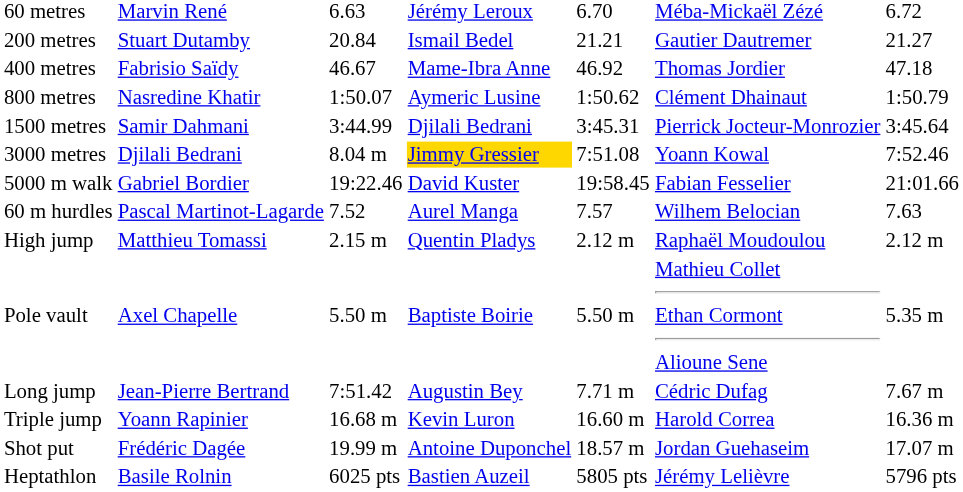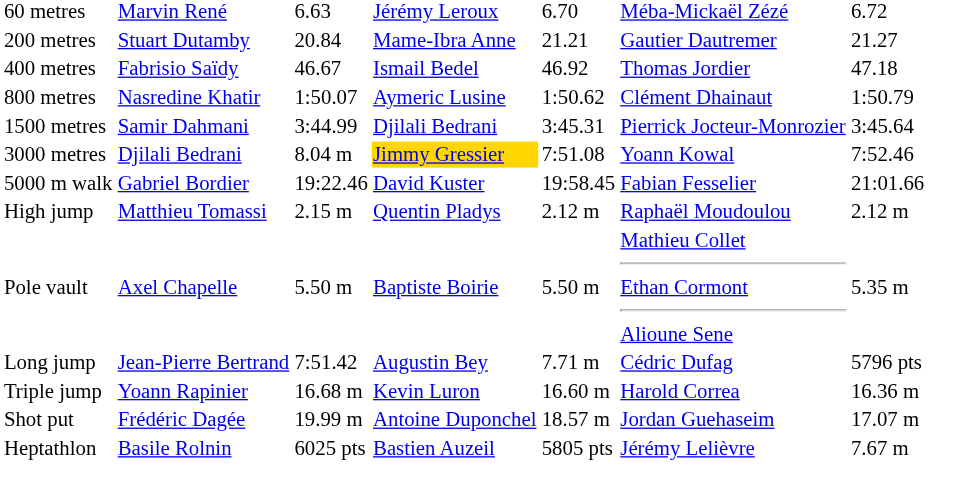(461, 40) Ismail Bedel -> (444, 40) Mame-Ibra Anne
(479, 68) Mame-Ibra Anne -> (426, 68) Ismail Bedel
- row: (58, 211)
(914, 391) 7.67 m -> (886, 362) 5796 pts
(921, 476) 5796 pts -> (880, 448) 7.67 m
